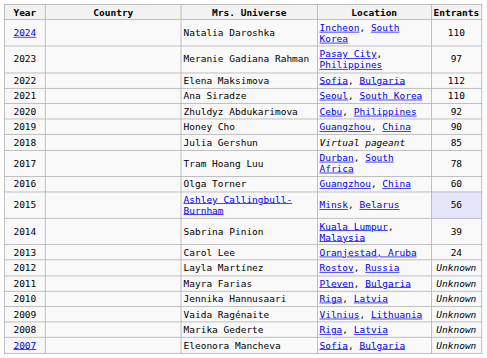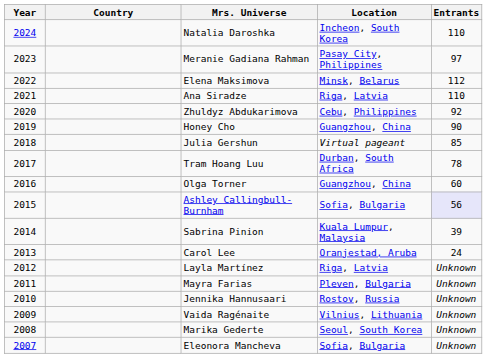(362, 80) Sofia, Bulgaria -> (359, 80) Minsk, Belarus
(371, 96) Seoul, South Korea -> (354, 96) Riga, Latvia
(359, 205) Minsk, Belarus -> (362, 205) Sofia, Bulgaria
(359, 268) Rostov, Russia -> (354, 268) Riga, Latvia
(354, 299) Riga, Latvia -> (359, 299) Rostov, Russia
(354, 330) Riga, Latvia -> (371, 330) Seoul, South Korea
